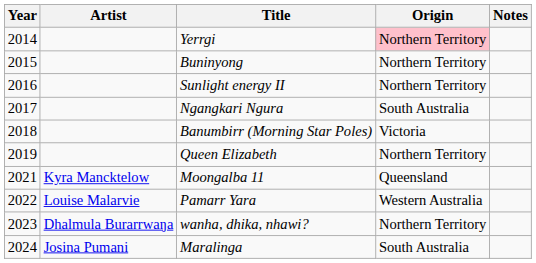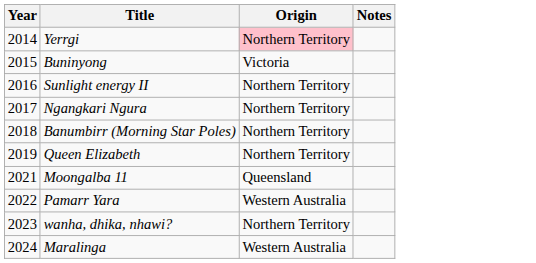- column: (108, 16)
(433, 62) Northern Territory -> (266, 62) Victoria
(424, 108) South Australia -> (296, 108) Northern Territory
(402, 131) Victoria -> (296, 131) Northern Territory
(424, 246) South Australia -> (294, 246) Western Australia
